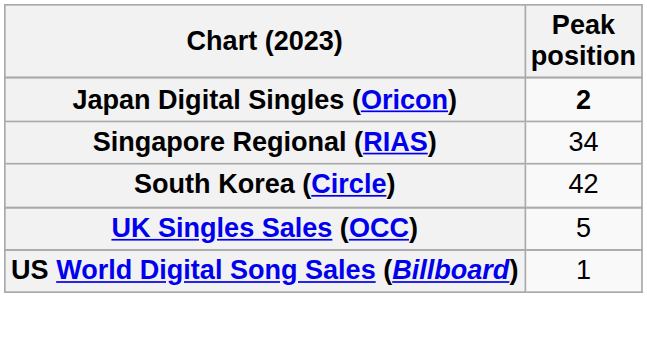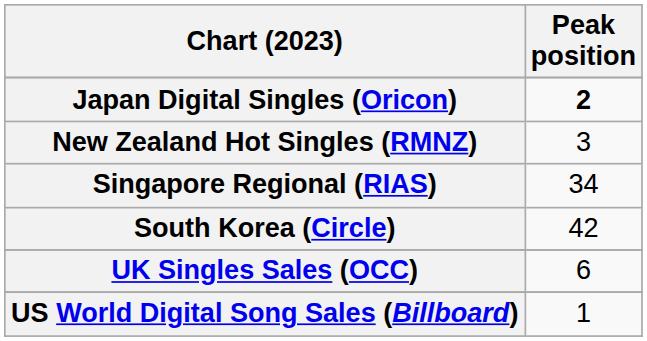+ row: (265, 142)
(583, 227) 5 -> (583, 270) 6
